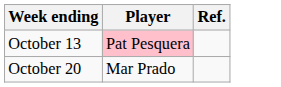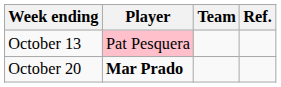+ column: (217, 17)
(141, 69) normal -> (145, 69) bold
